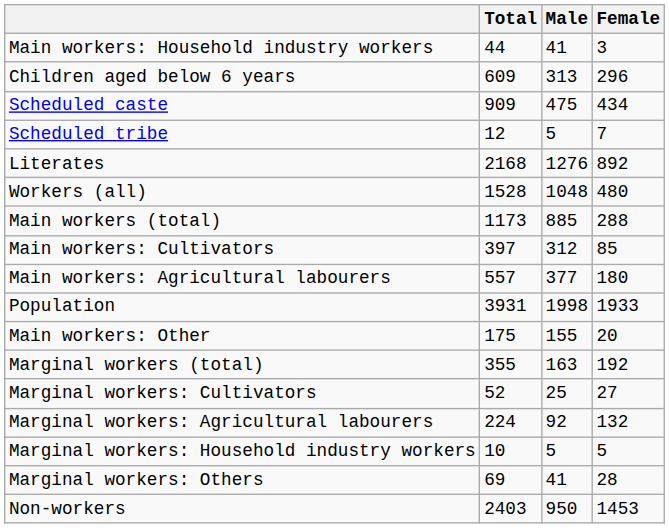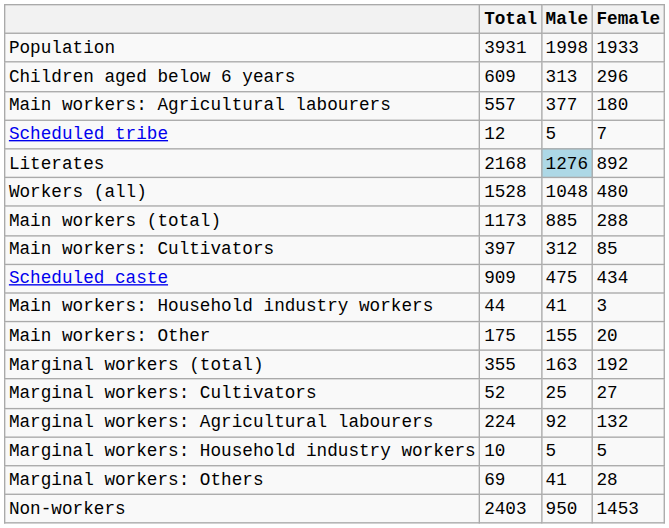rows swapped: (62, 307) <-> (221, 48)
rows swapped: (88, 106) <-> (200, 278)
(567, 163) no background -> (567, 163) lightblue background
